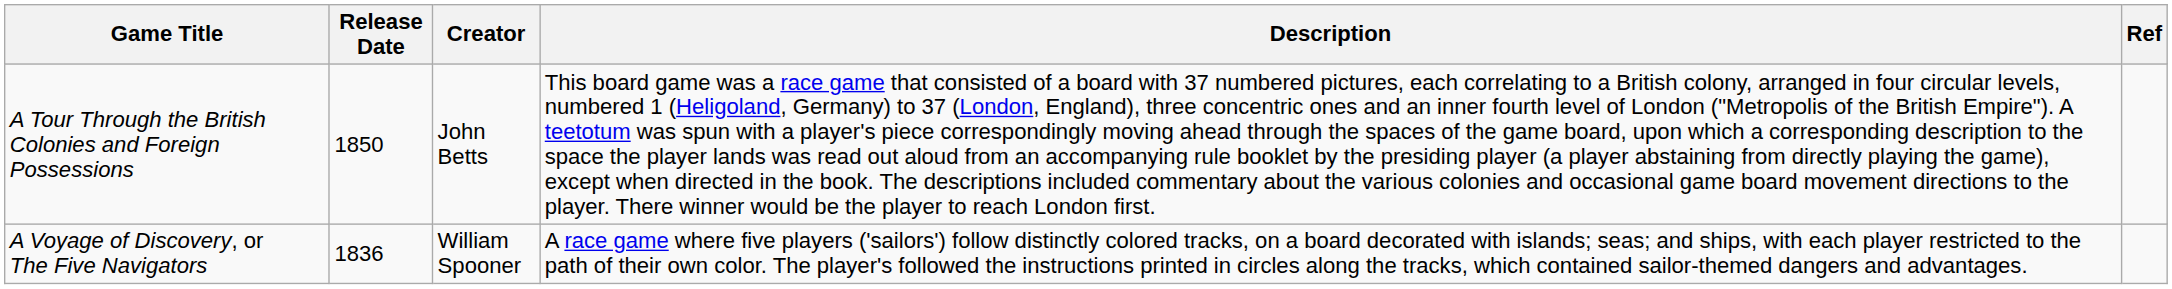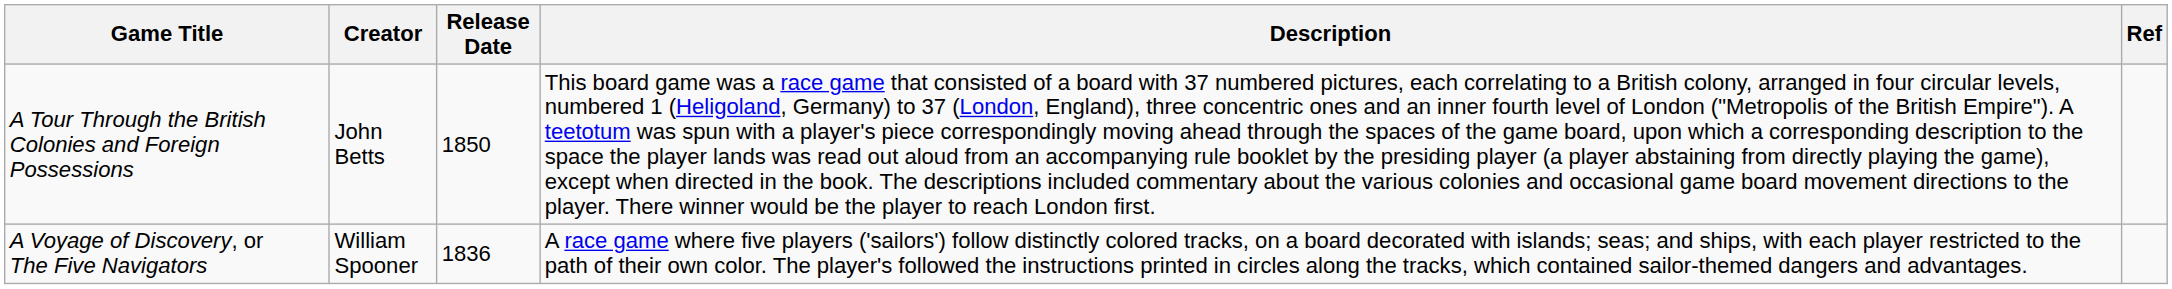columns swapped: (381, 34) <-> (486, 34)
